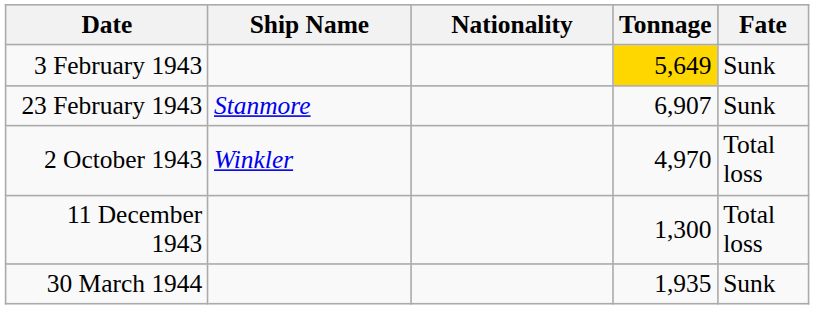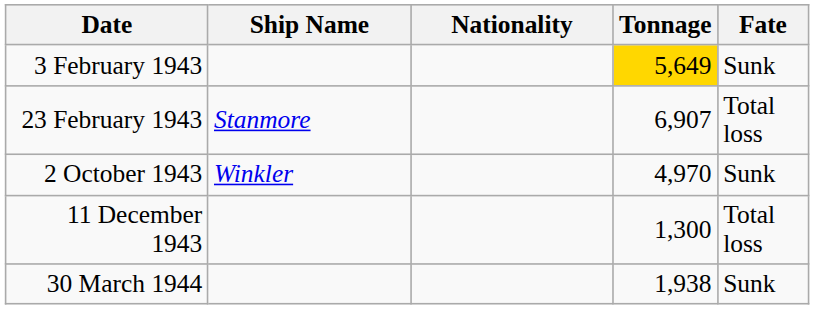(749, 105) Sunk -> (749, 119) Total loss
(749, 160) Total loss -> (749, 174) Sunk
(683, 283) 1,935 -> (683, 283) 1,938
